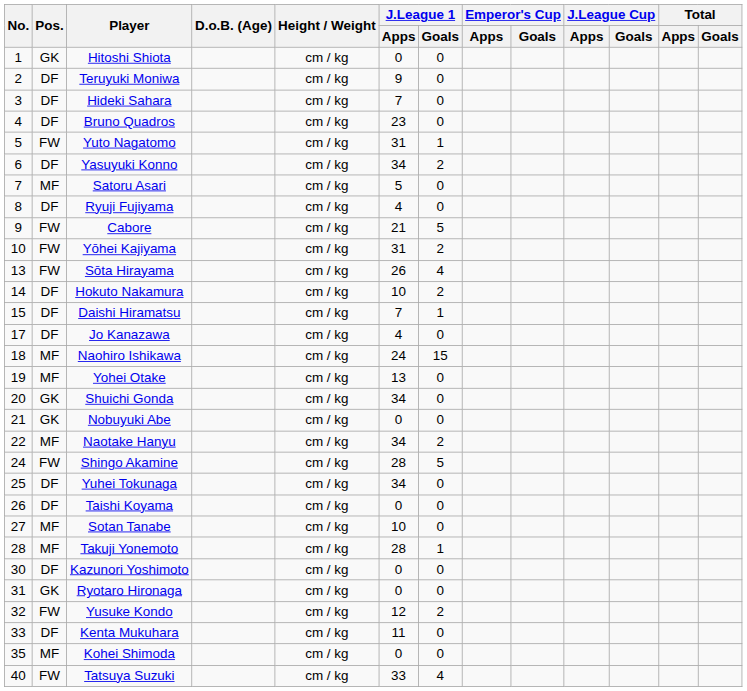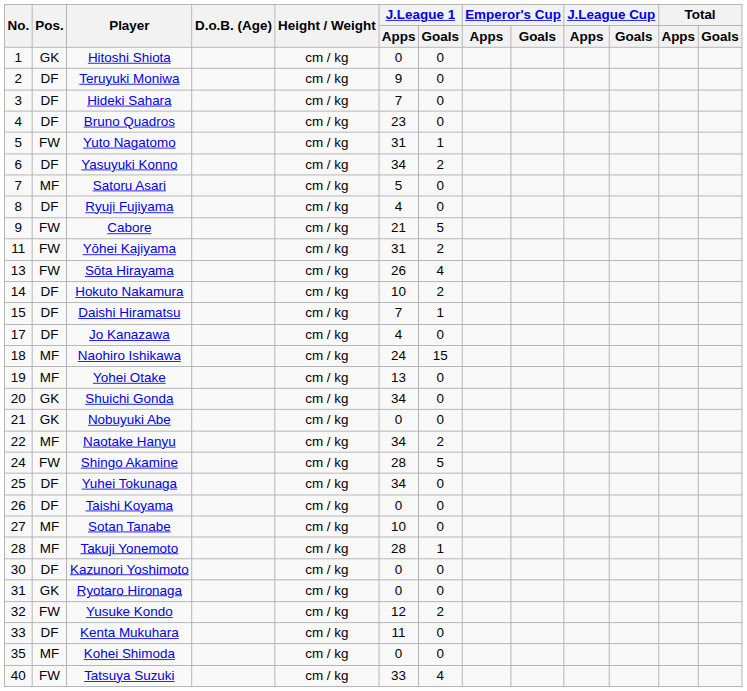(18, 249) 10 -> (18, 249) 11
